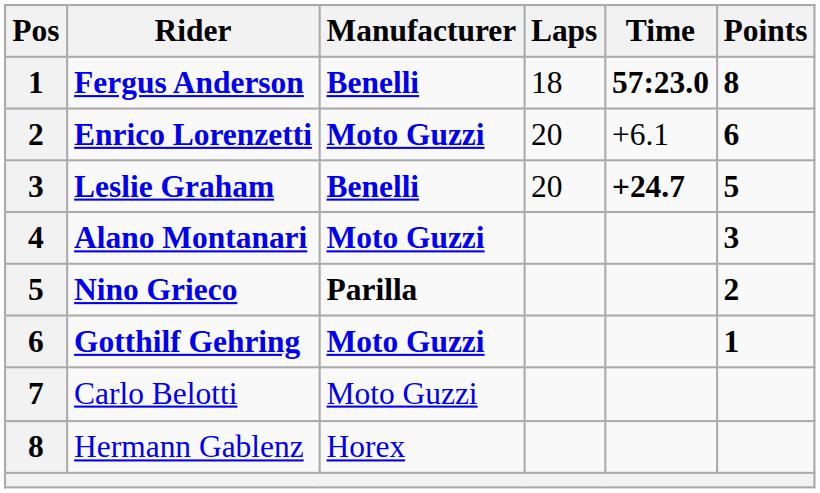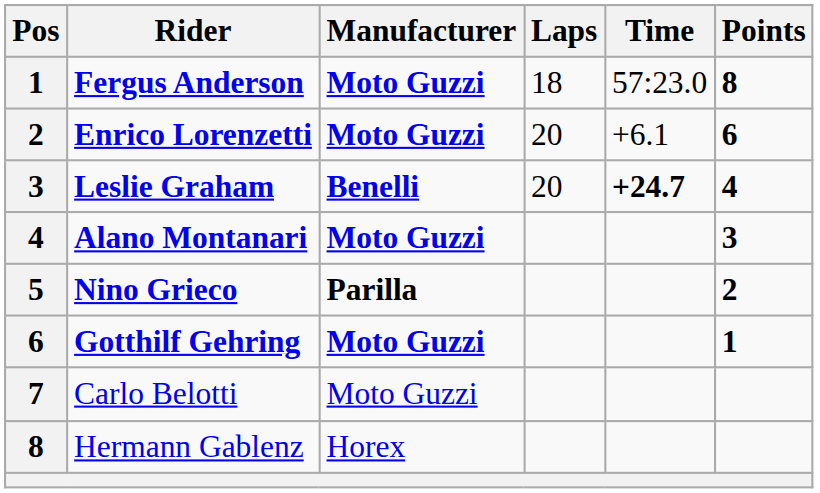(373, 82) Benelli -> (406, 82) Moto Guzzi
(660, 82) bold -> (660, 82) normal
(731, 186) 5 -> (730, 186) 4
